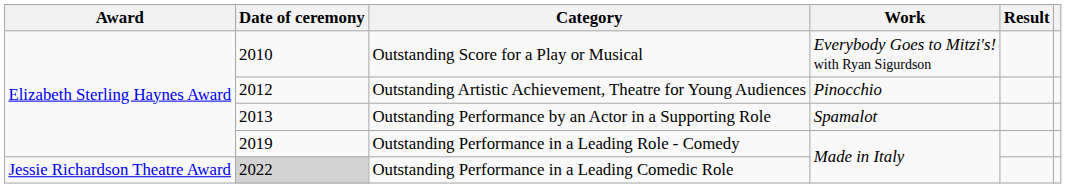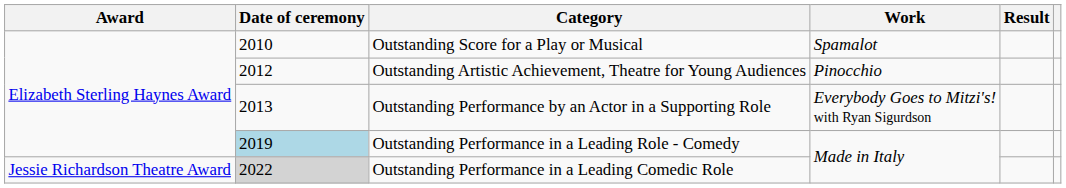(905, 53) Everybody Goes to Mitzi's! with Ryan Sigurdson -> (845, 44) Spamalot
(845, 116) Spamalot -> (905, 107) Everybody Goes to Mitzi's! with Ryan Sigurdson
(256, 143) no background -> (256, 143) lightblue background
